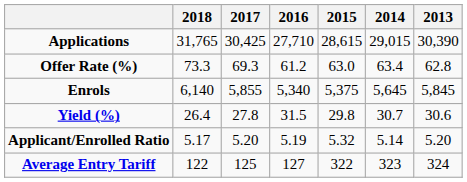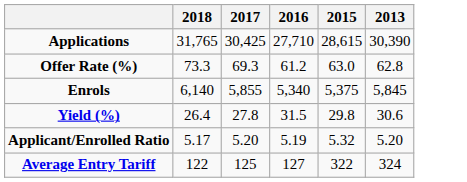- column: (390, 16)
